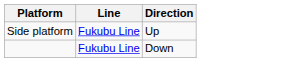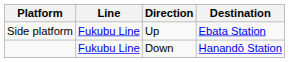+ column: (240, 13)
